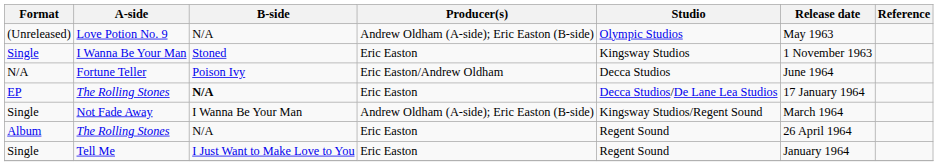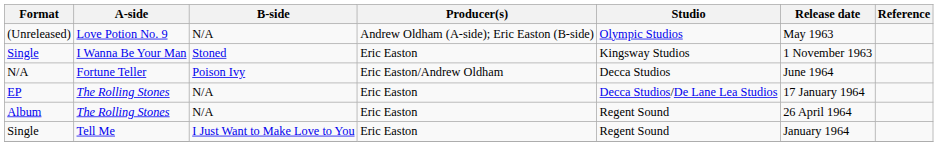(203, 92) bold -> (203, 92) normal
- row: (23, 111)
